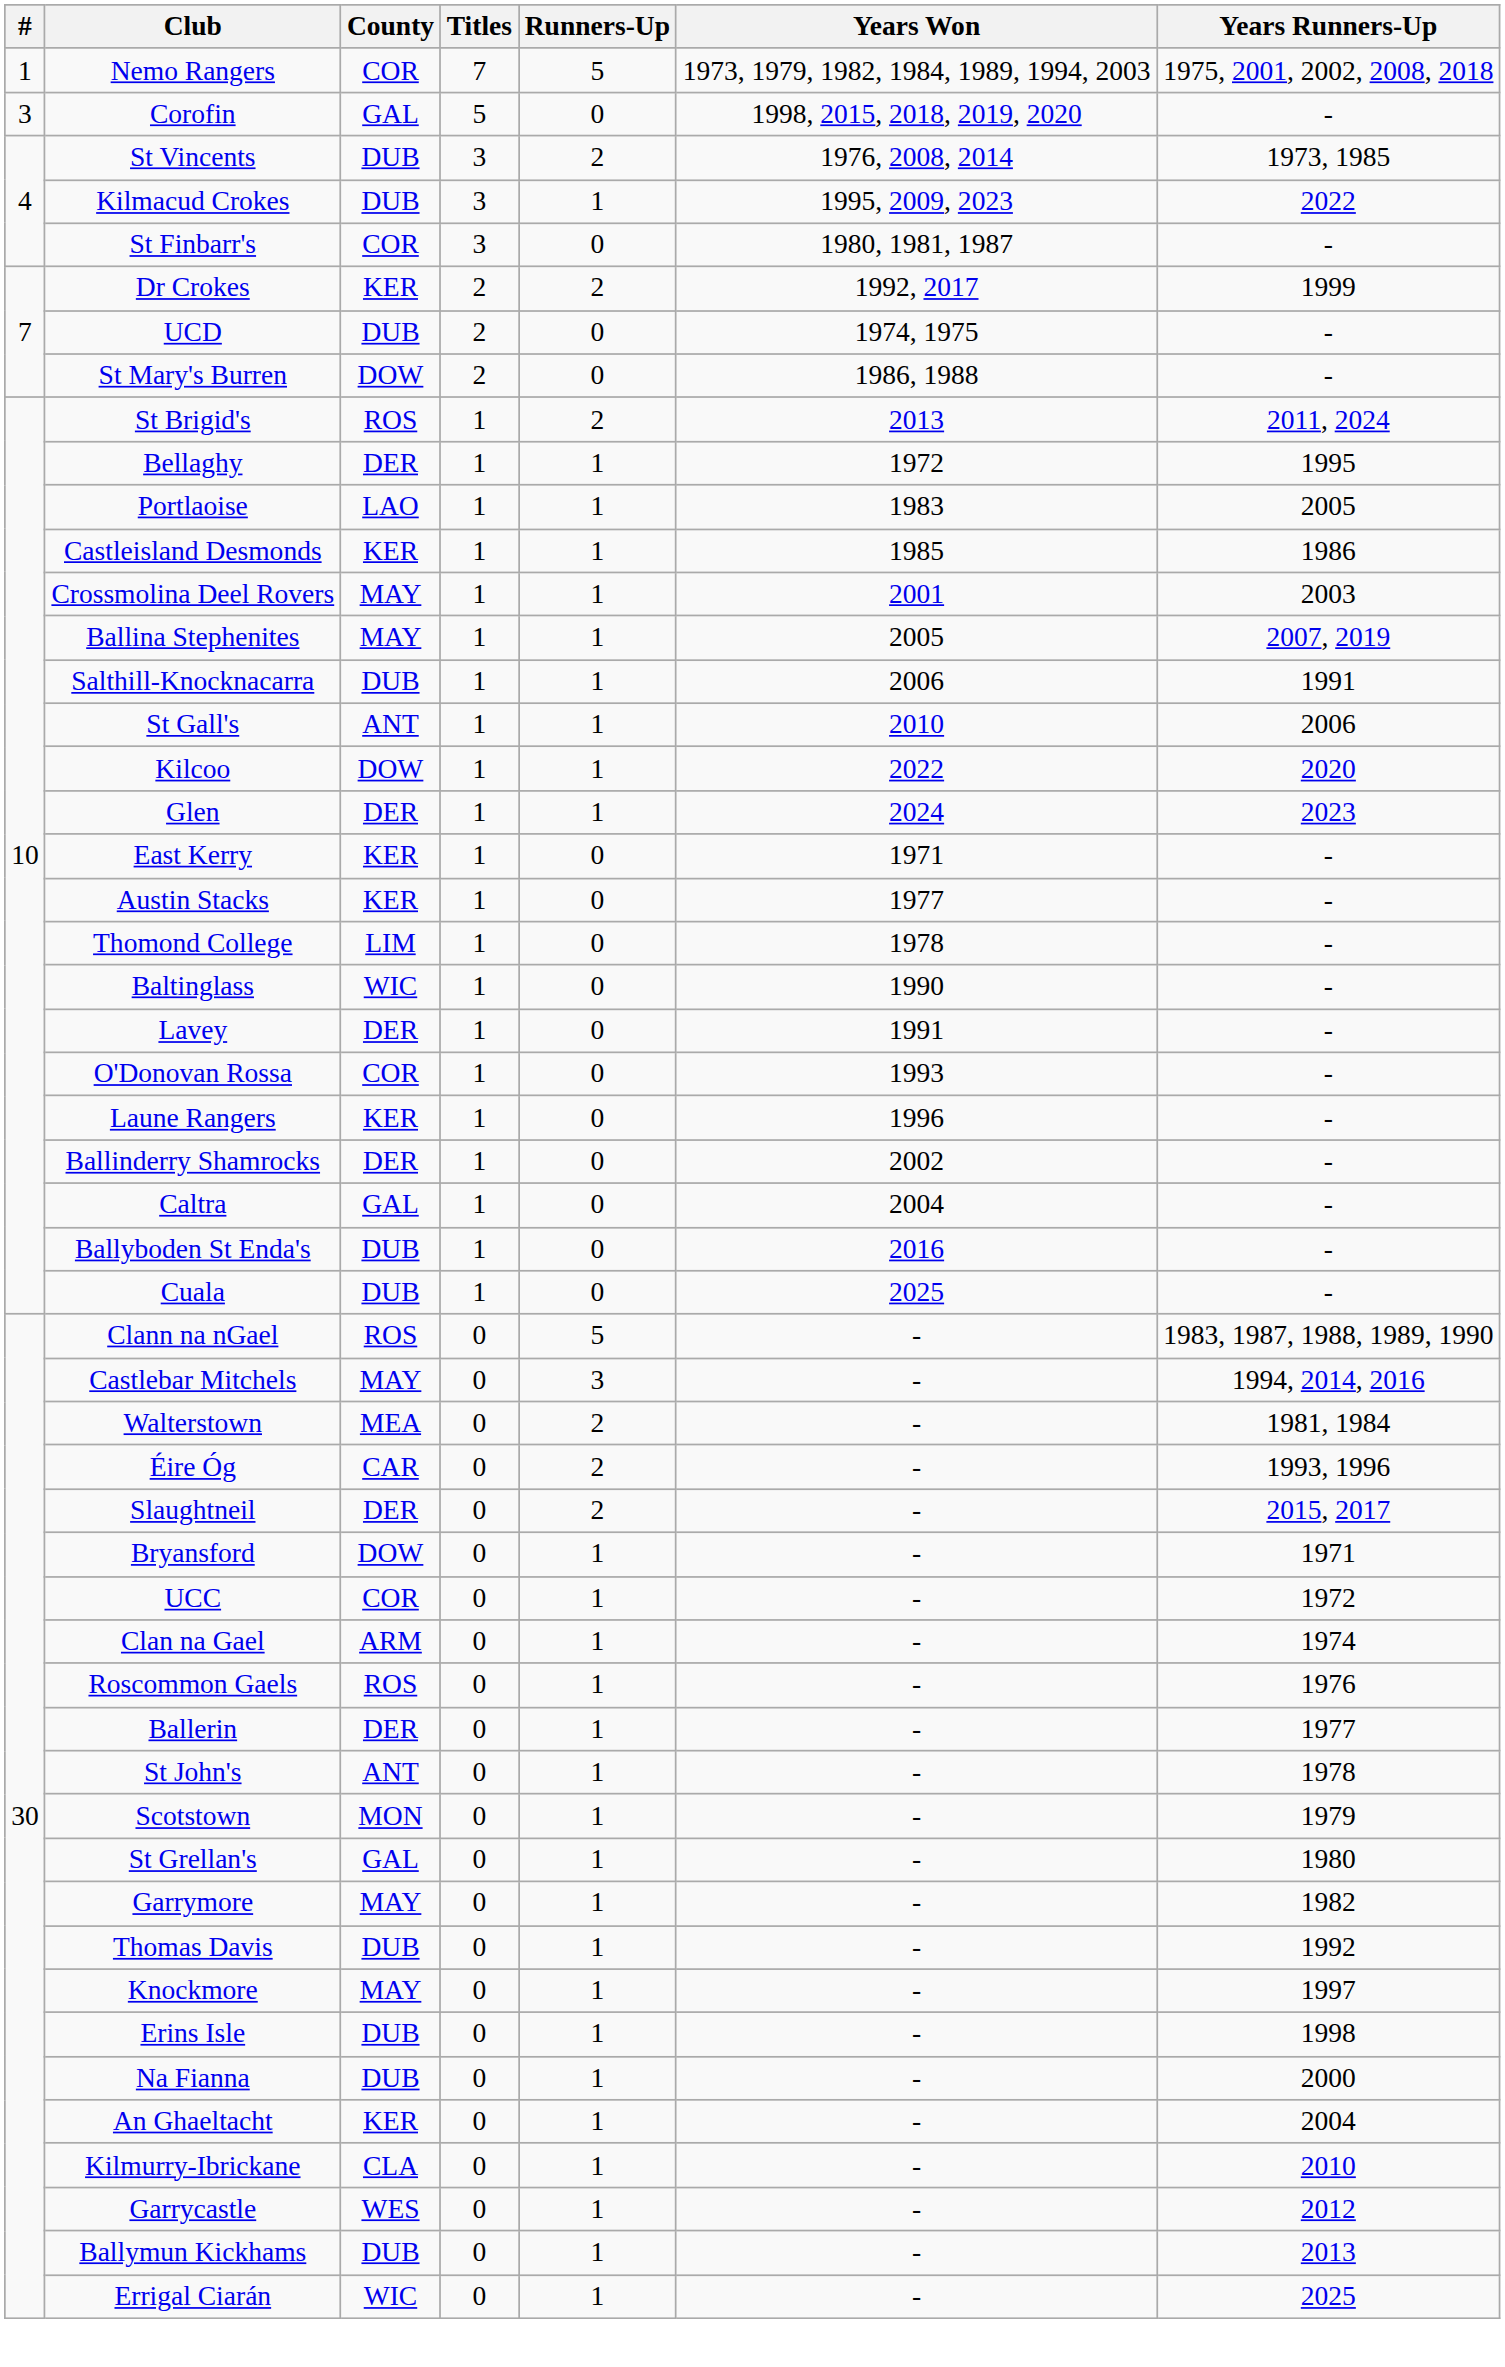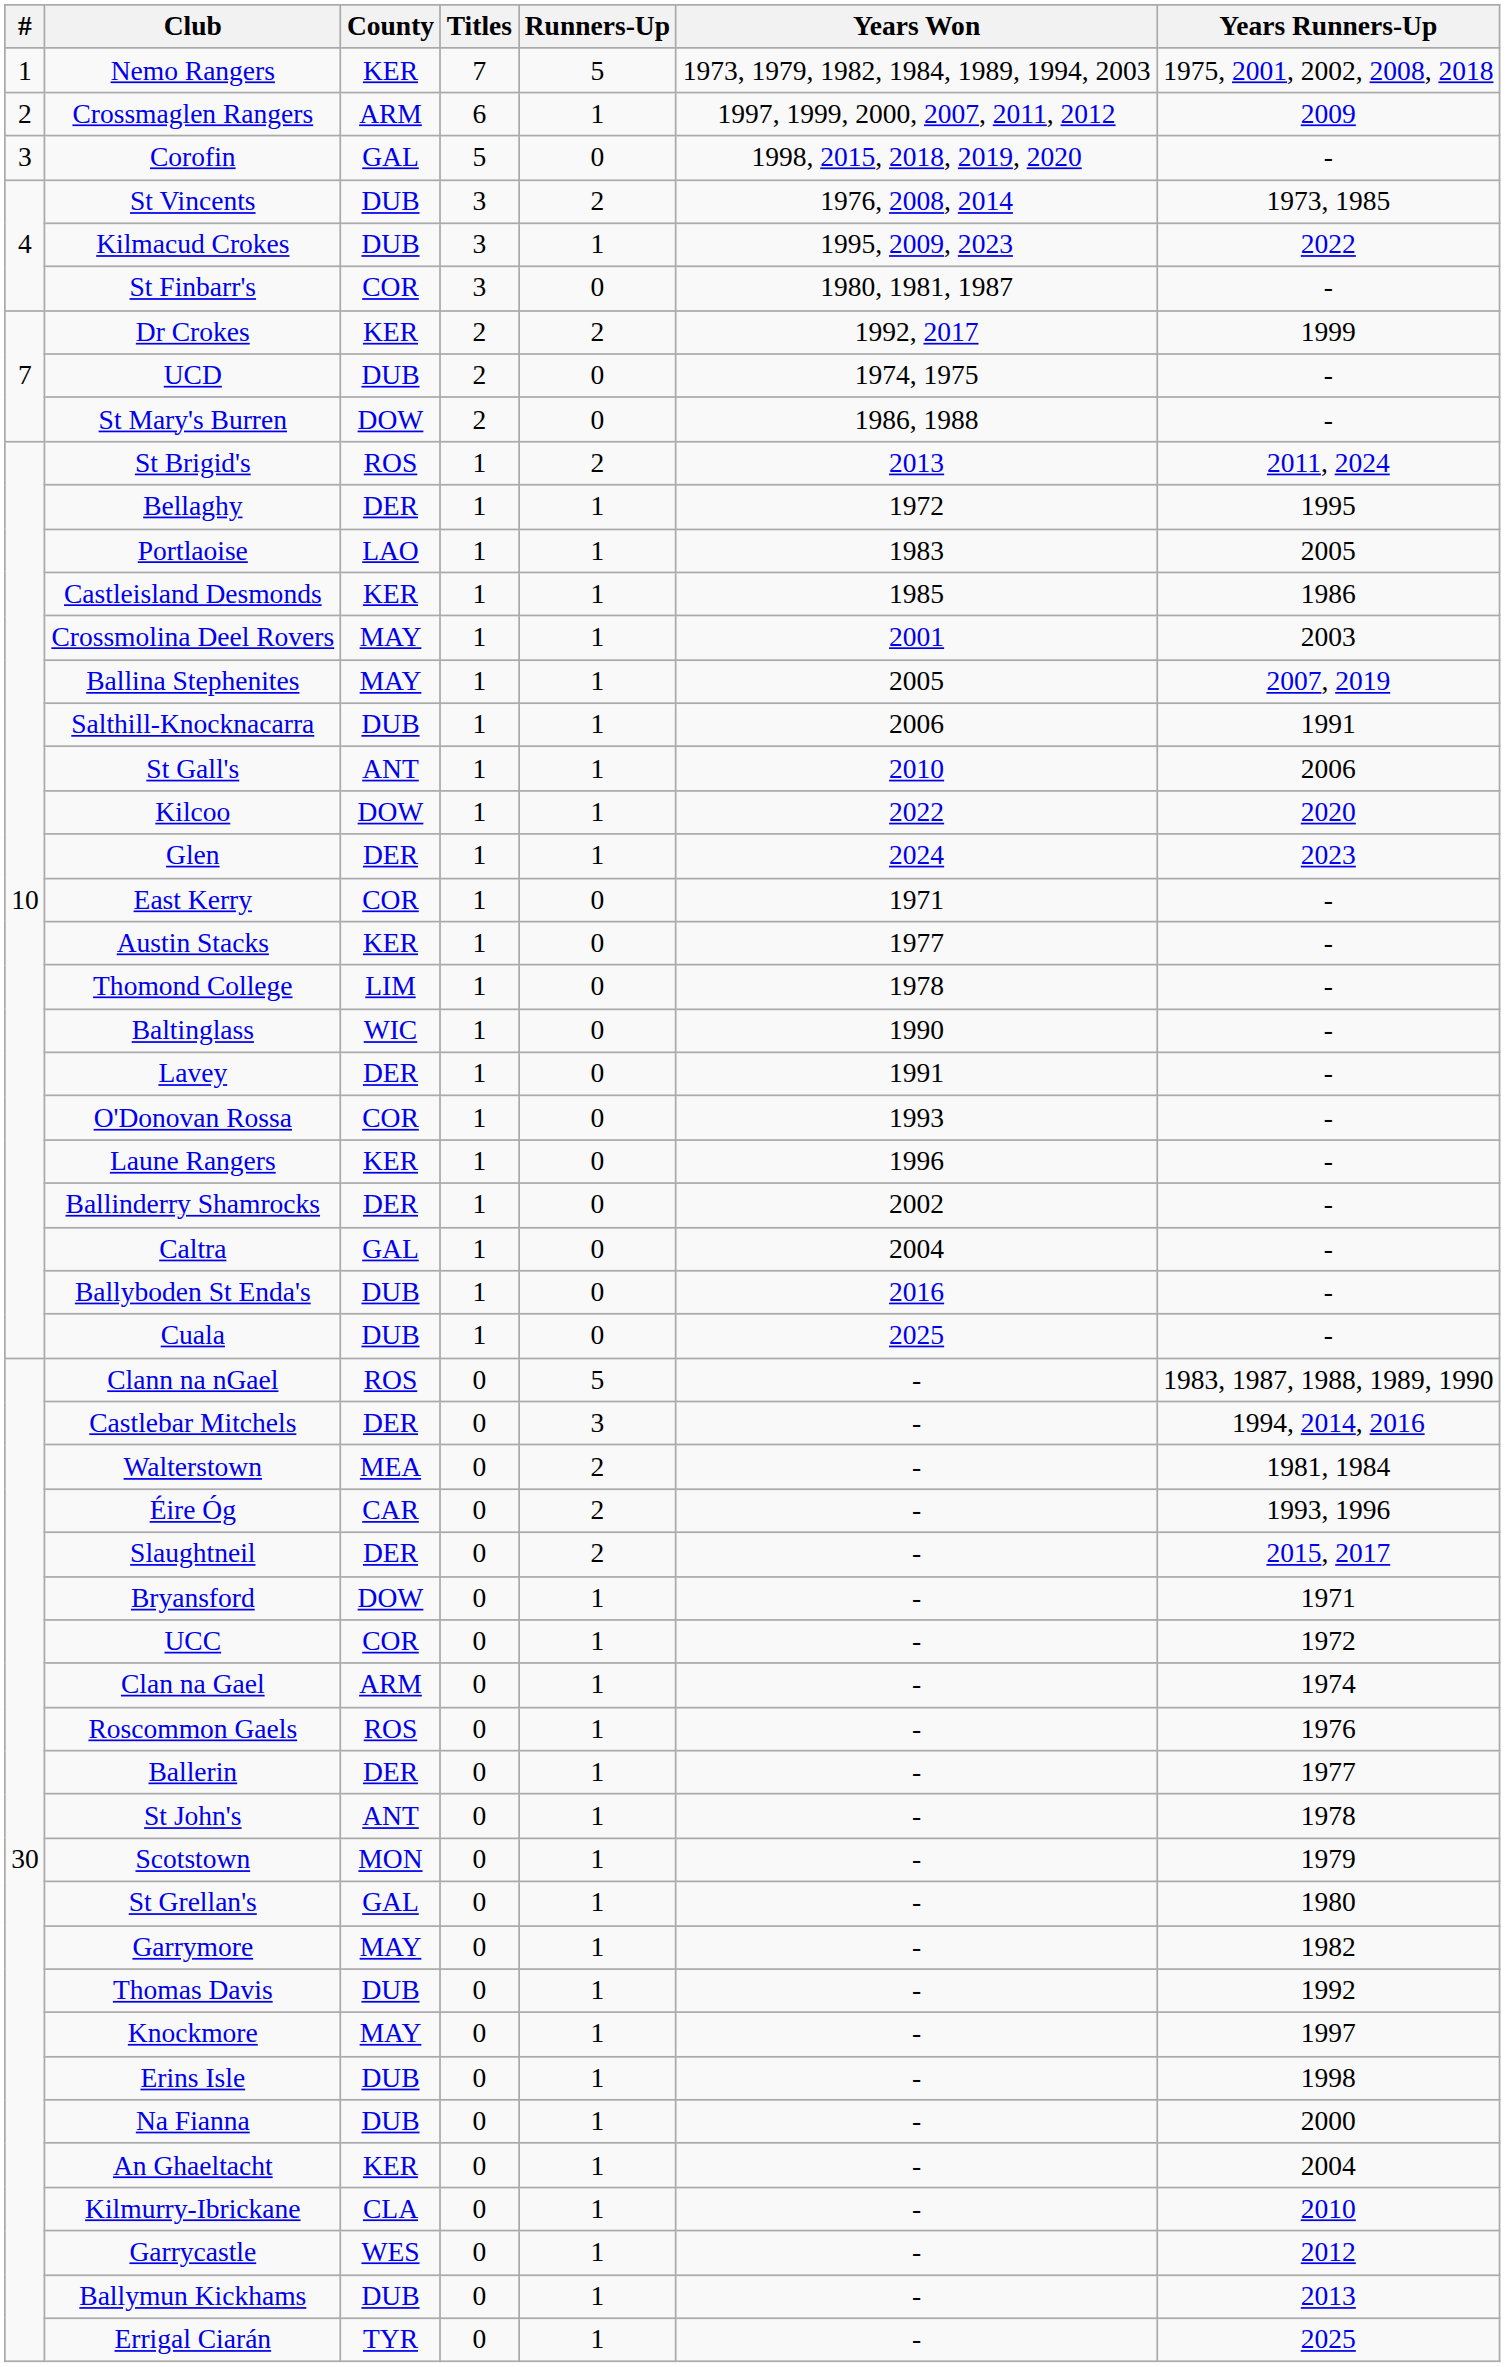(390, 69) COR -> (390, 69) KER
+ row: (193, 113)
(390, 855) KER -> (390, 899) COR
(390, 1379) MAY -> (390, 1422) DER
(390, 2295) WIC -> (390, 2339) TYR
